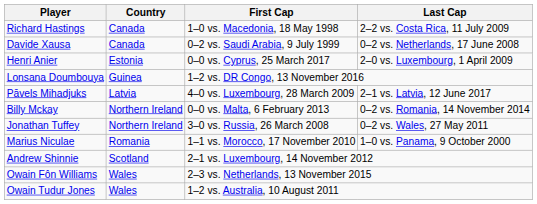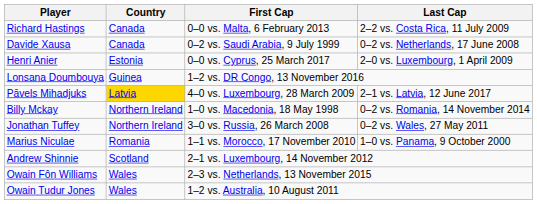(263, 28) 1–0 vs. Macedonia, 18 May 1998 -> (258, 28) 0–0 vs. Malta, 6 February 2013
(122, 93) no background -> (122, 93) gold background
(258, 110) 0–0 vs. Malta, 6 February 2013 -> (263, 110) 1–0 vs. Macedonia, 18 May 1998
